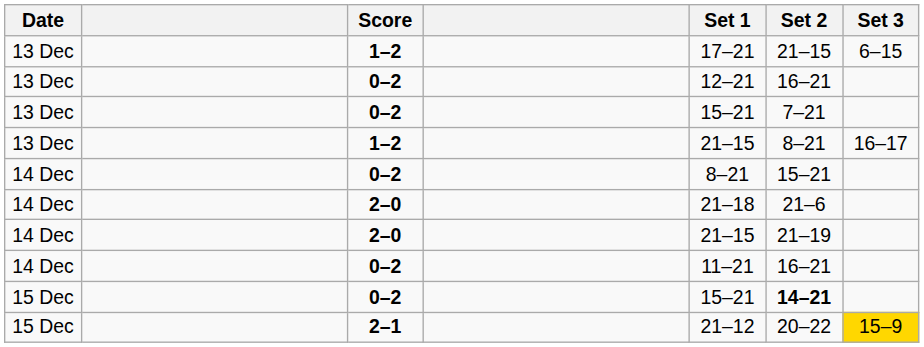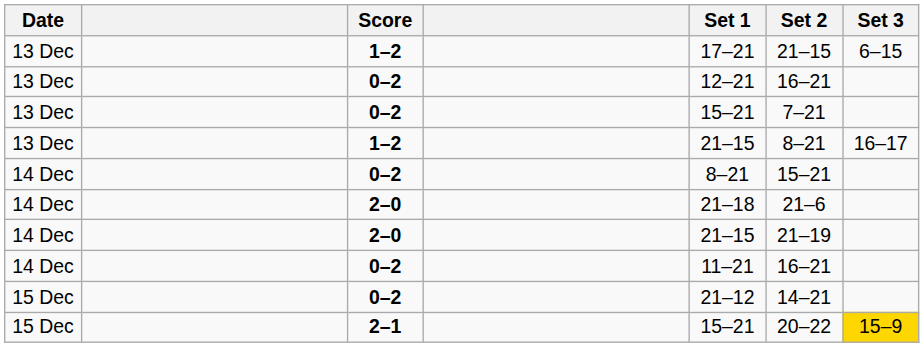(727, 297) 15–21 -> (727, 297) 21–12
(804, 297) bold -> (804, 297) normal
(727, 328) 21–12 -> (727, 328) 15–21
